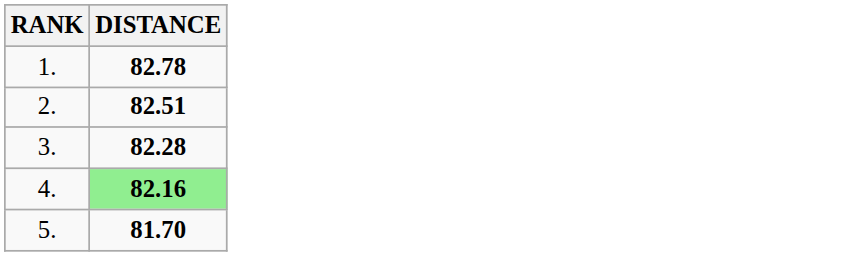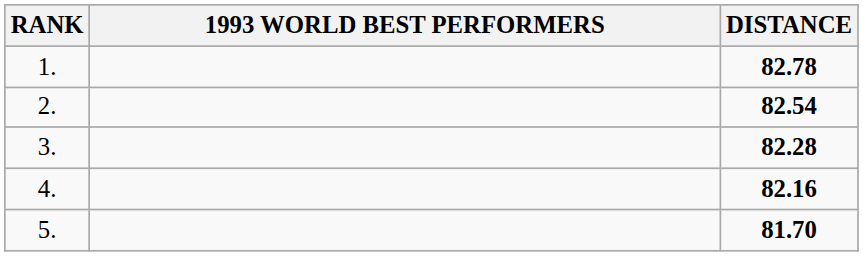+ column: (405, 25)
(158, 107) 82.51 -> (789, 107) 82.54
(158, 188) lightgreen background -> (789, 188) no background
